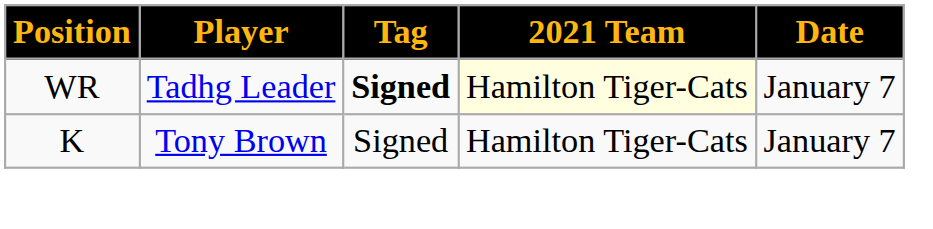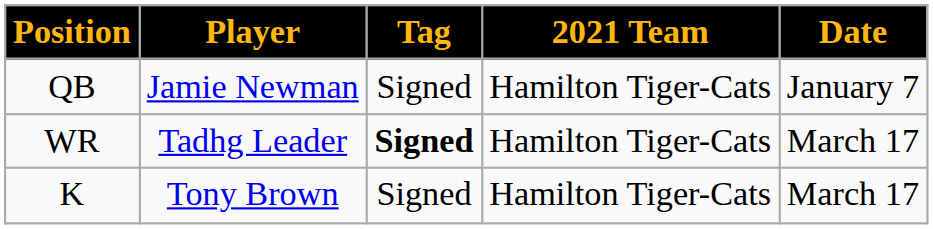+ row: (72, 85)
(607, 85) lightyellow background -> (630, 140) no background
(830, 85) January 7 -> (853, 140) March 17
(830, 140) January 7 -> (853, 194) March 17
